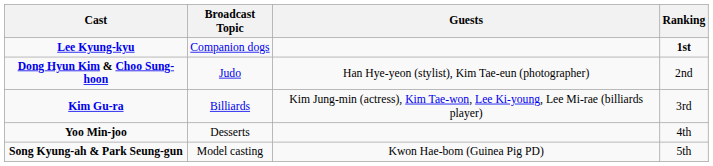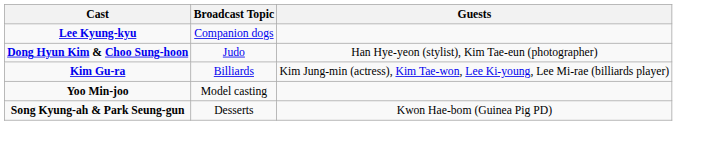- column: (684, 21)
(230, 132) Desserts -> (234, 91) Model casting
(230, 152) Model casting -> (234, 110) Desserts
